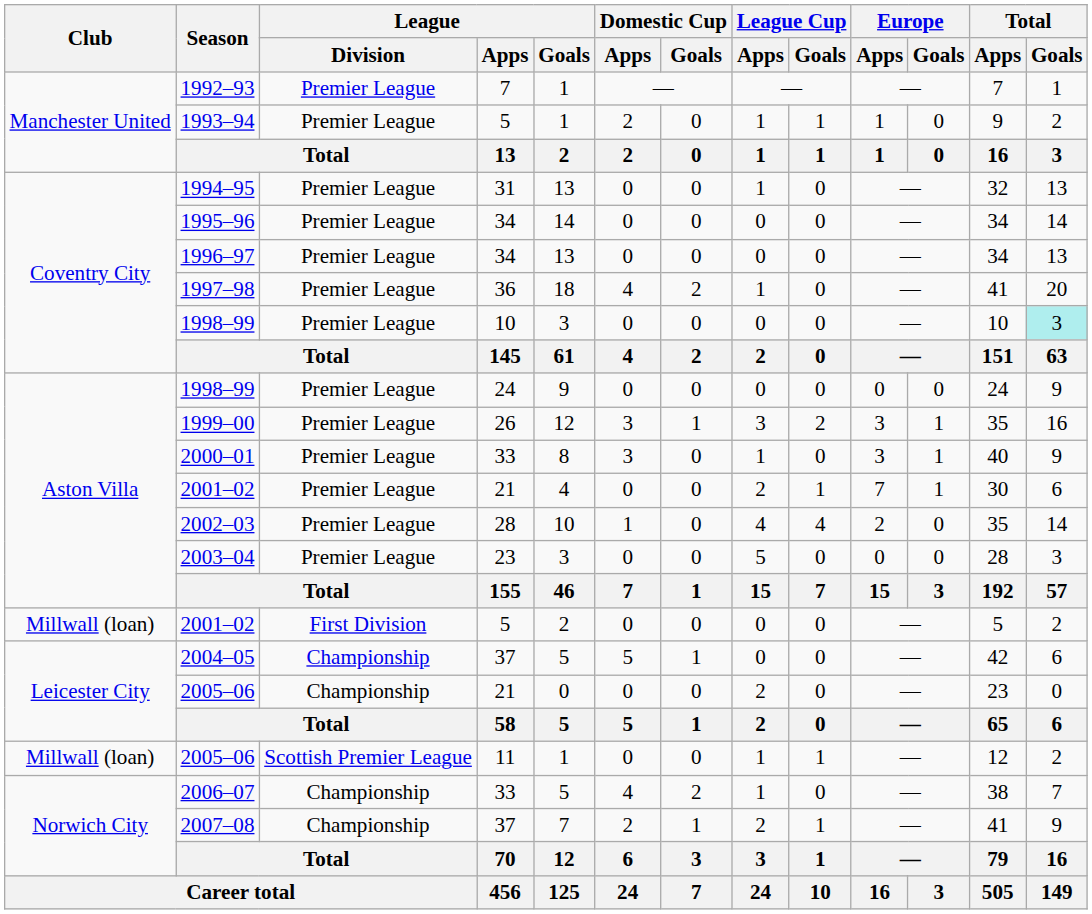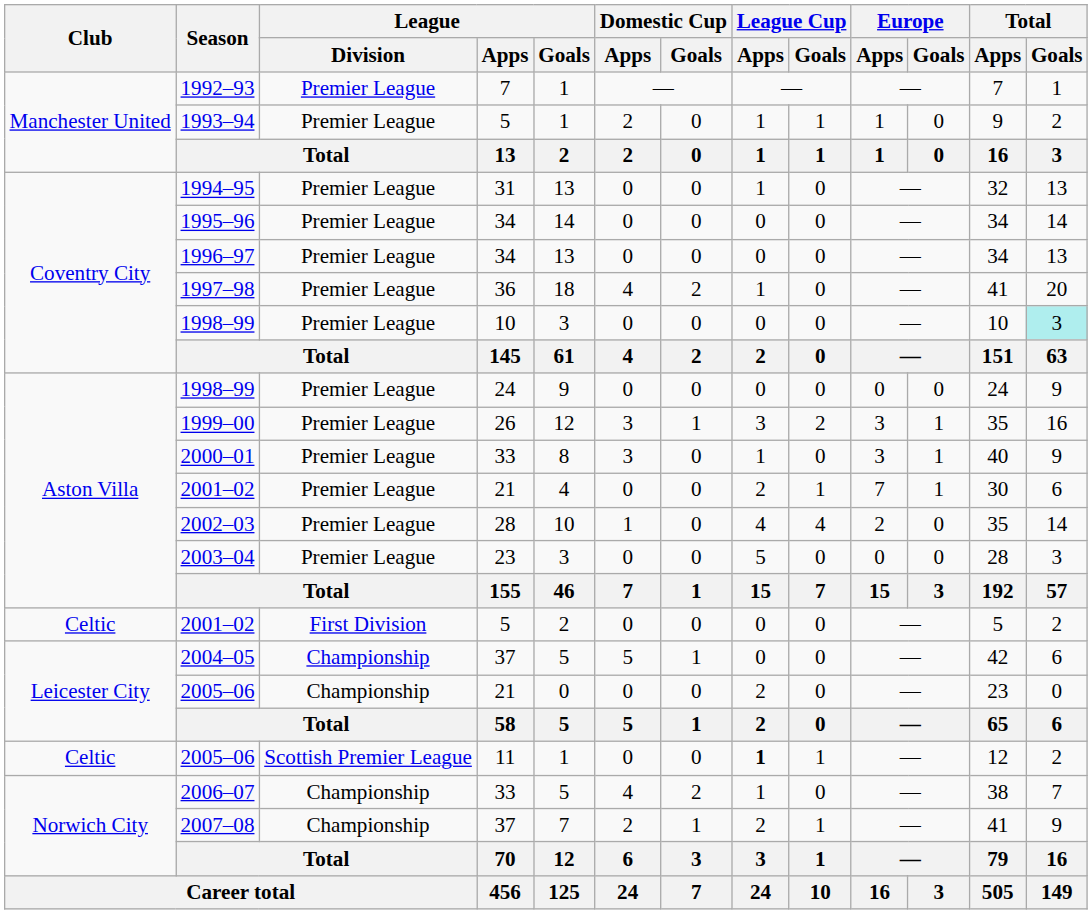(90, 624) Millwall (loan) -> (90, 624) Celtic
(90, 758) Millwall (loan) -> (90, 758) Celtic
(760, 758) normal -> (760, 758) bold
